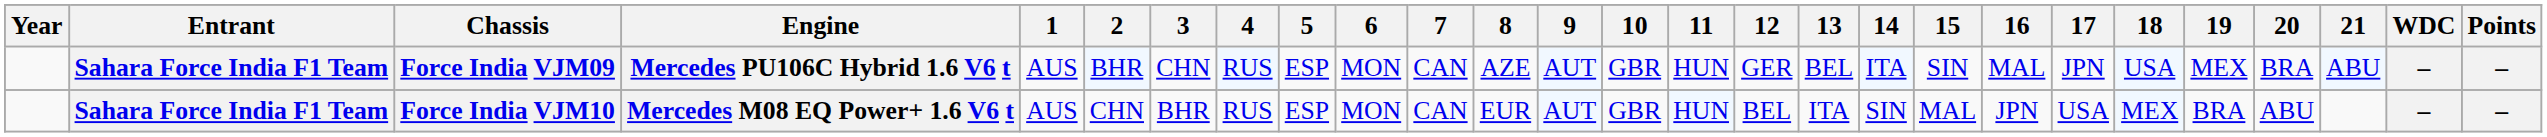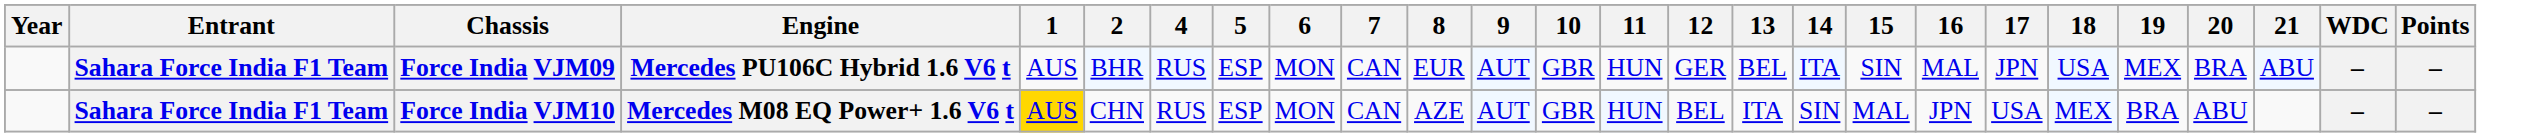- column: (1183, 25)
(1505, 67) AZE -> (1439, 67) EUR
(1052, 110) no background -> (1052, 110) gold background
(1505, 110) EUR -> (1439, 110) AZE
